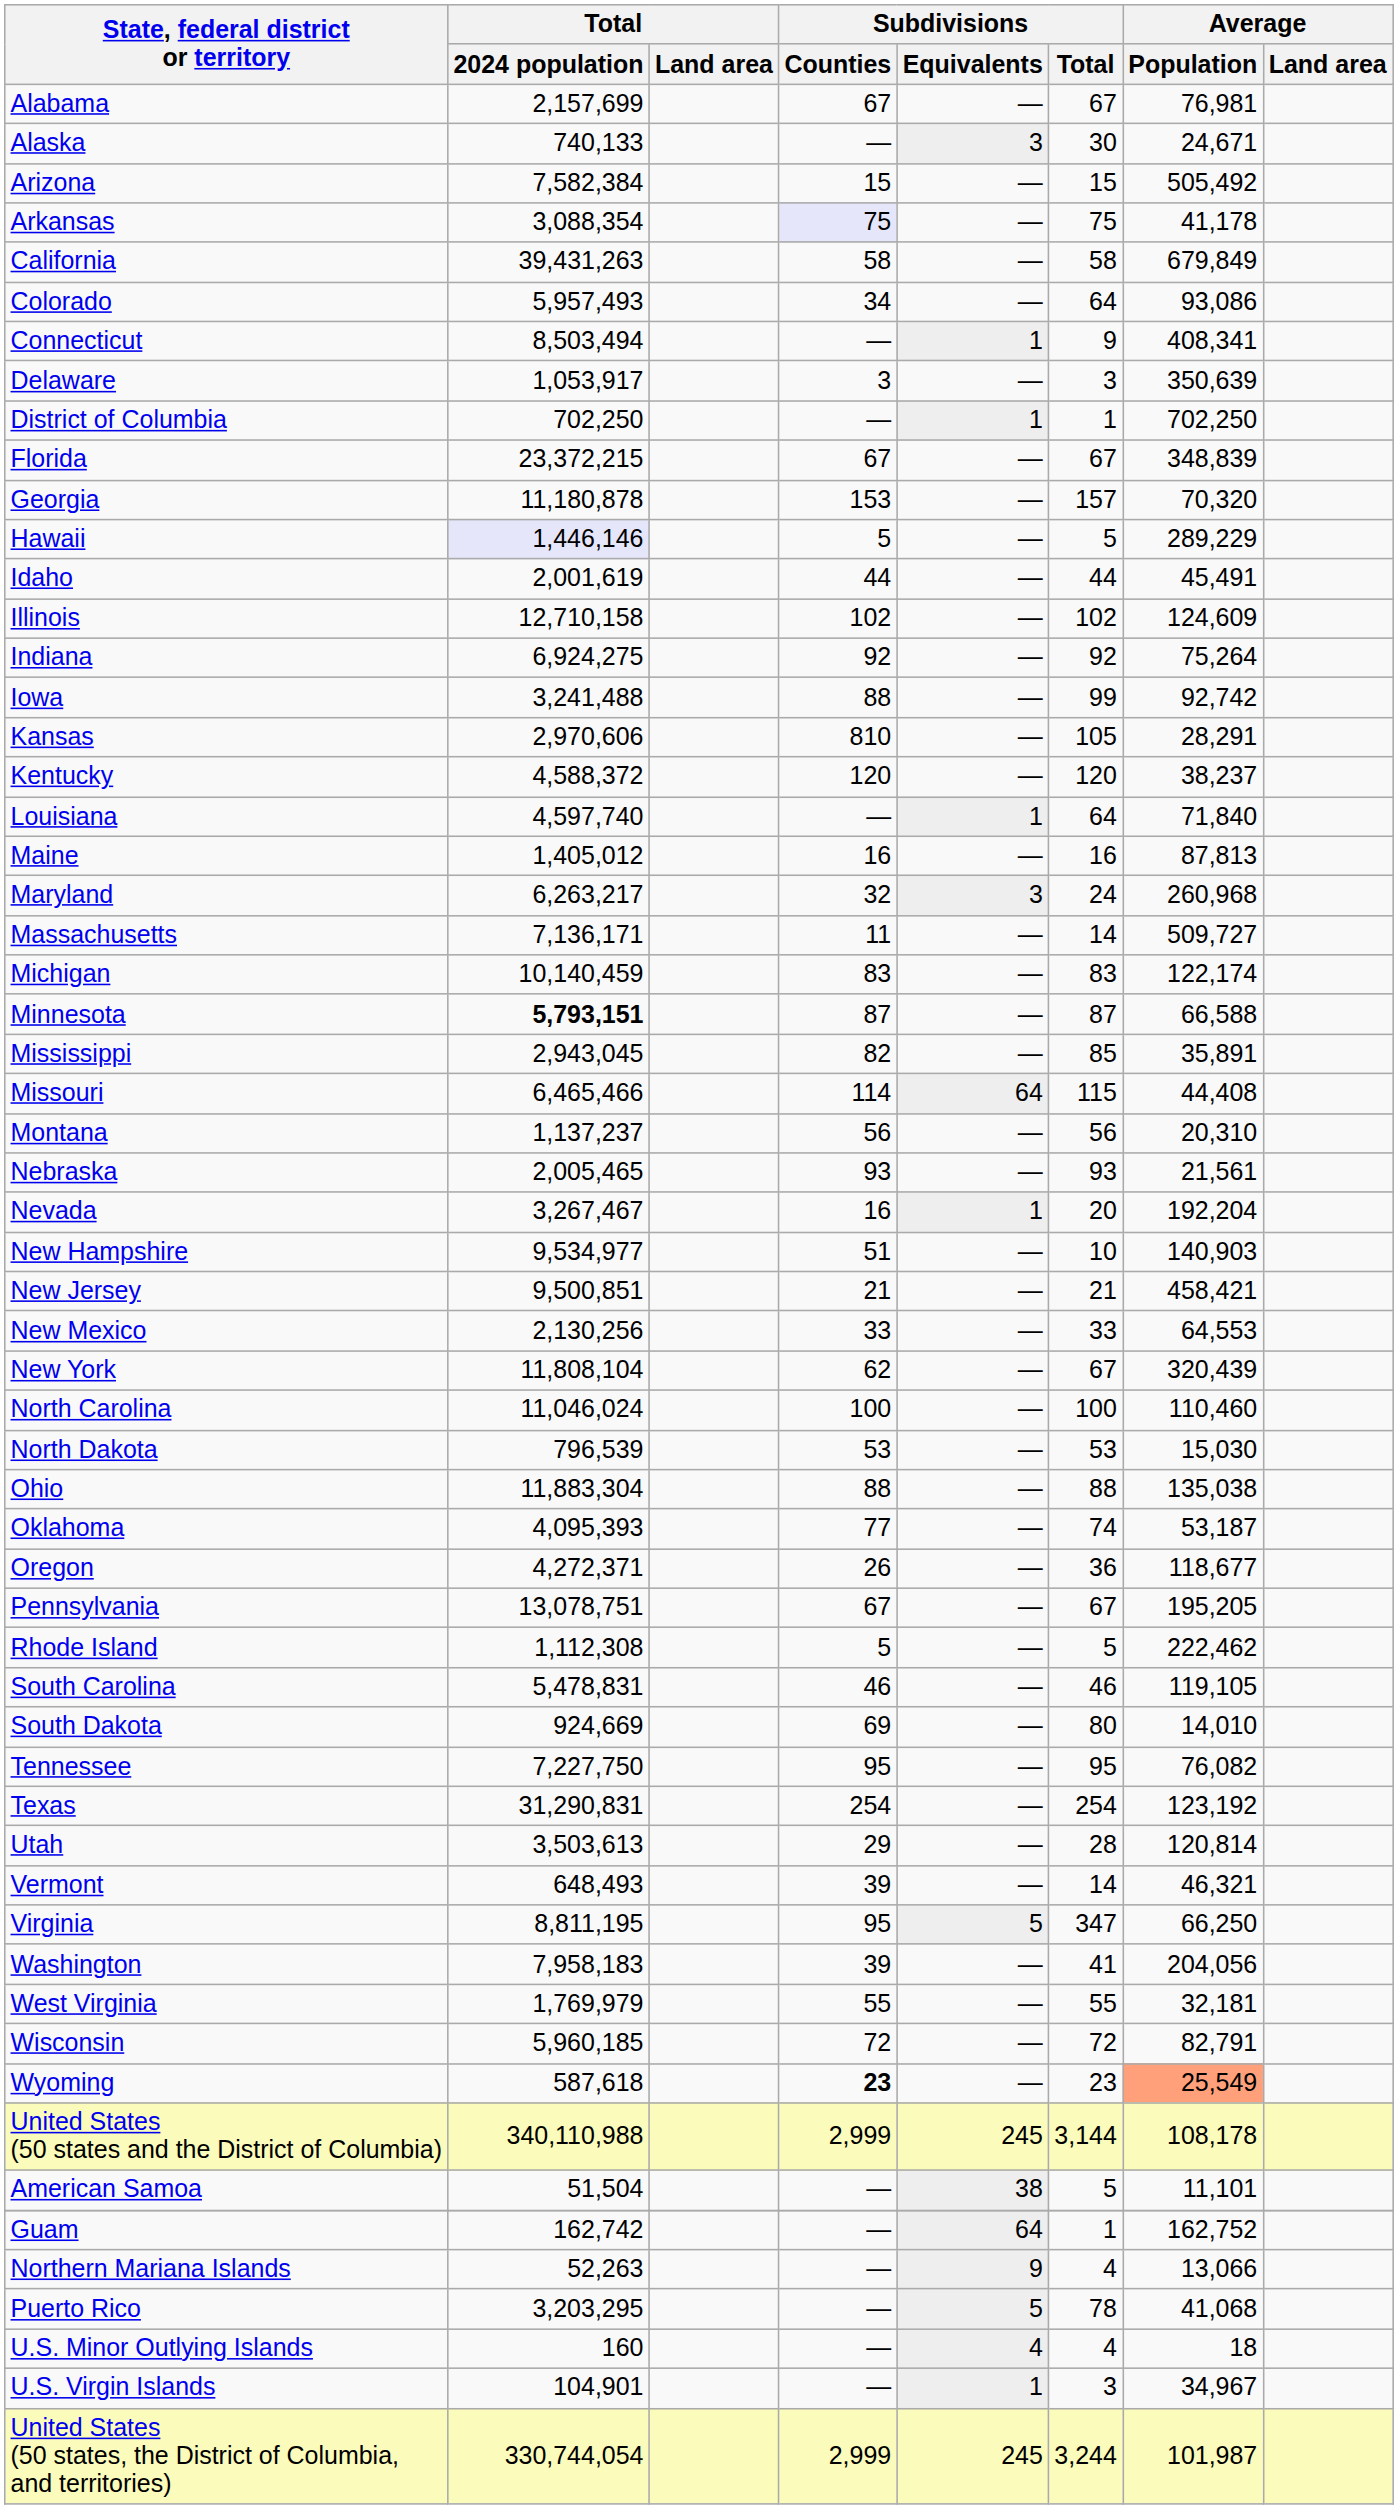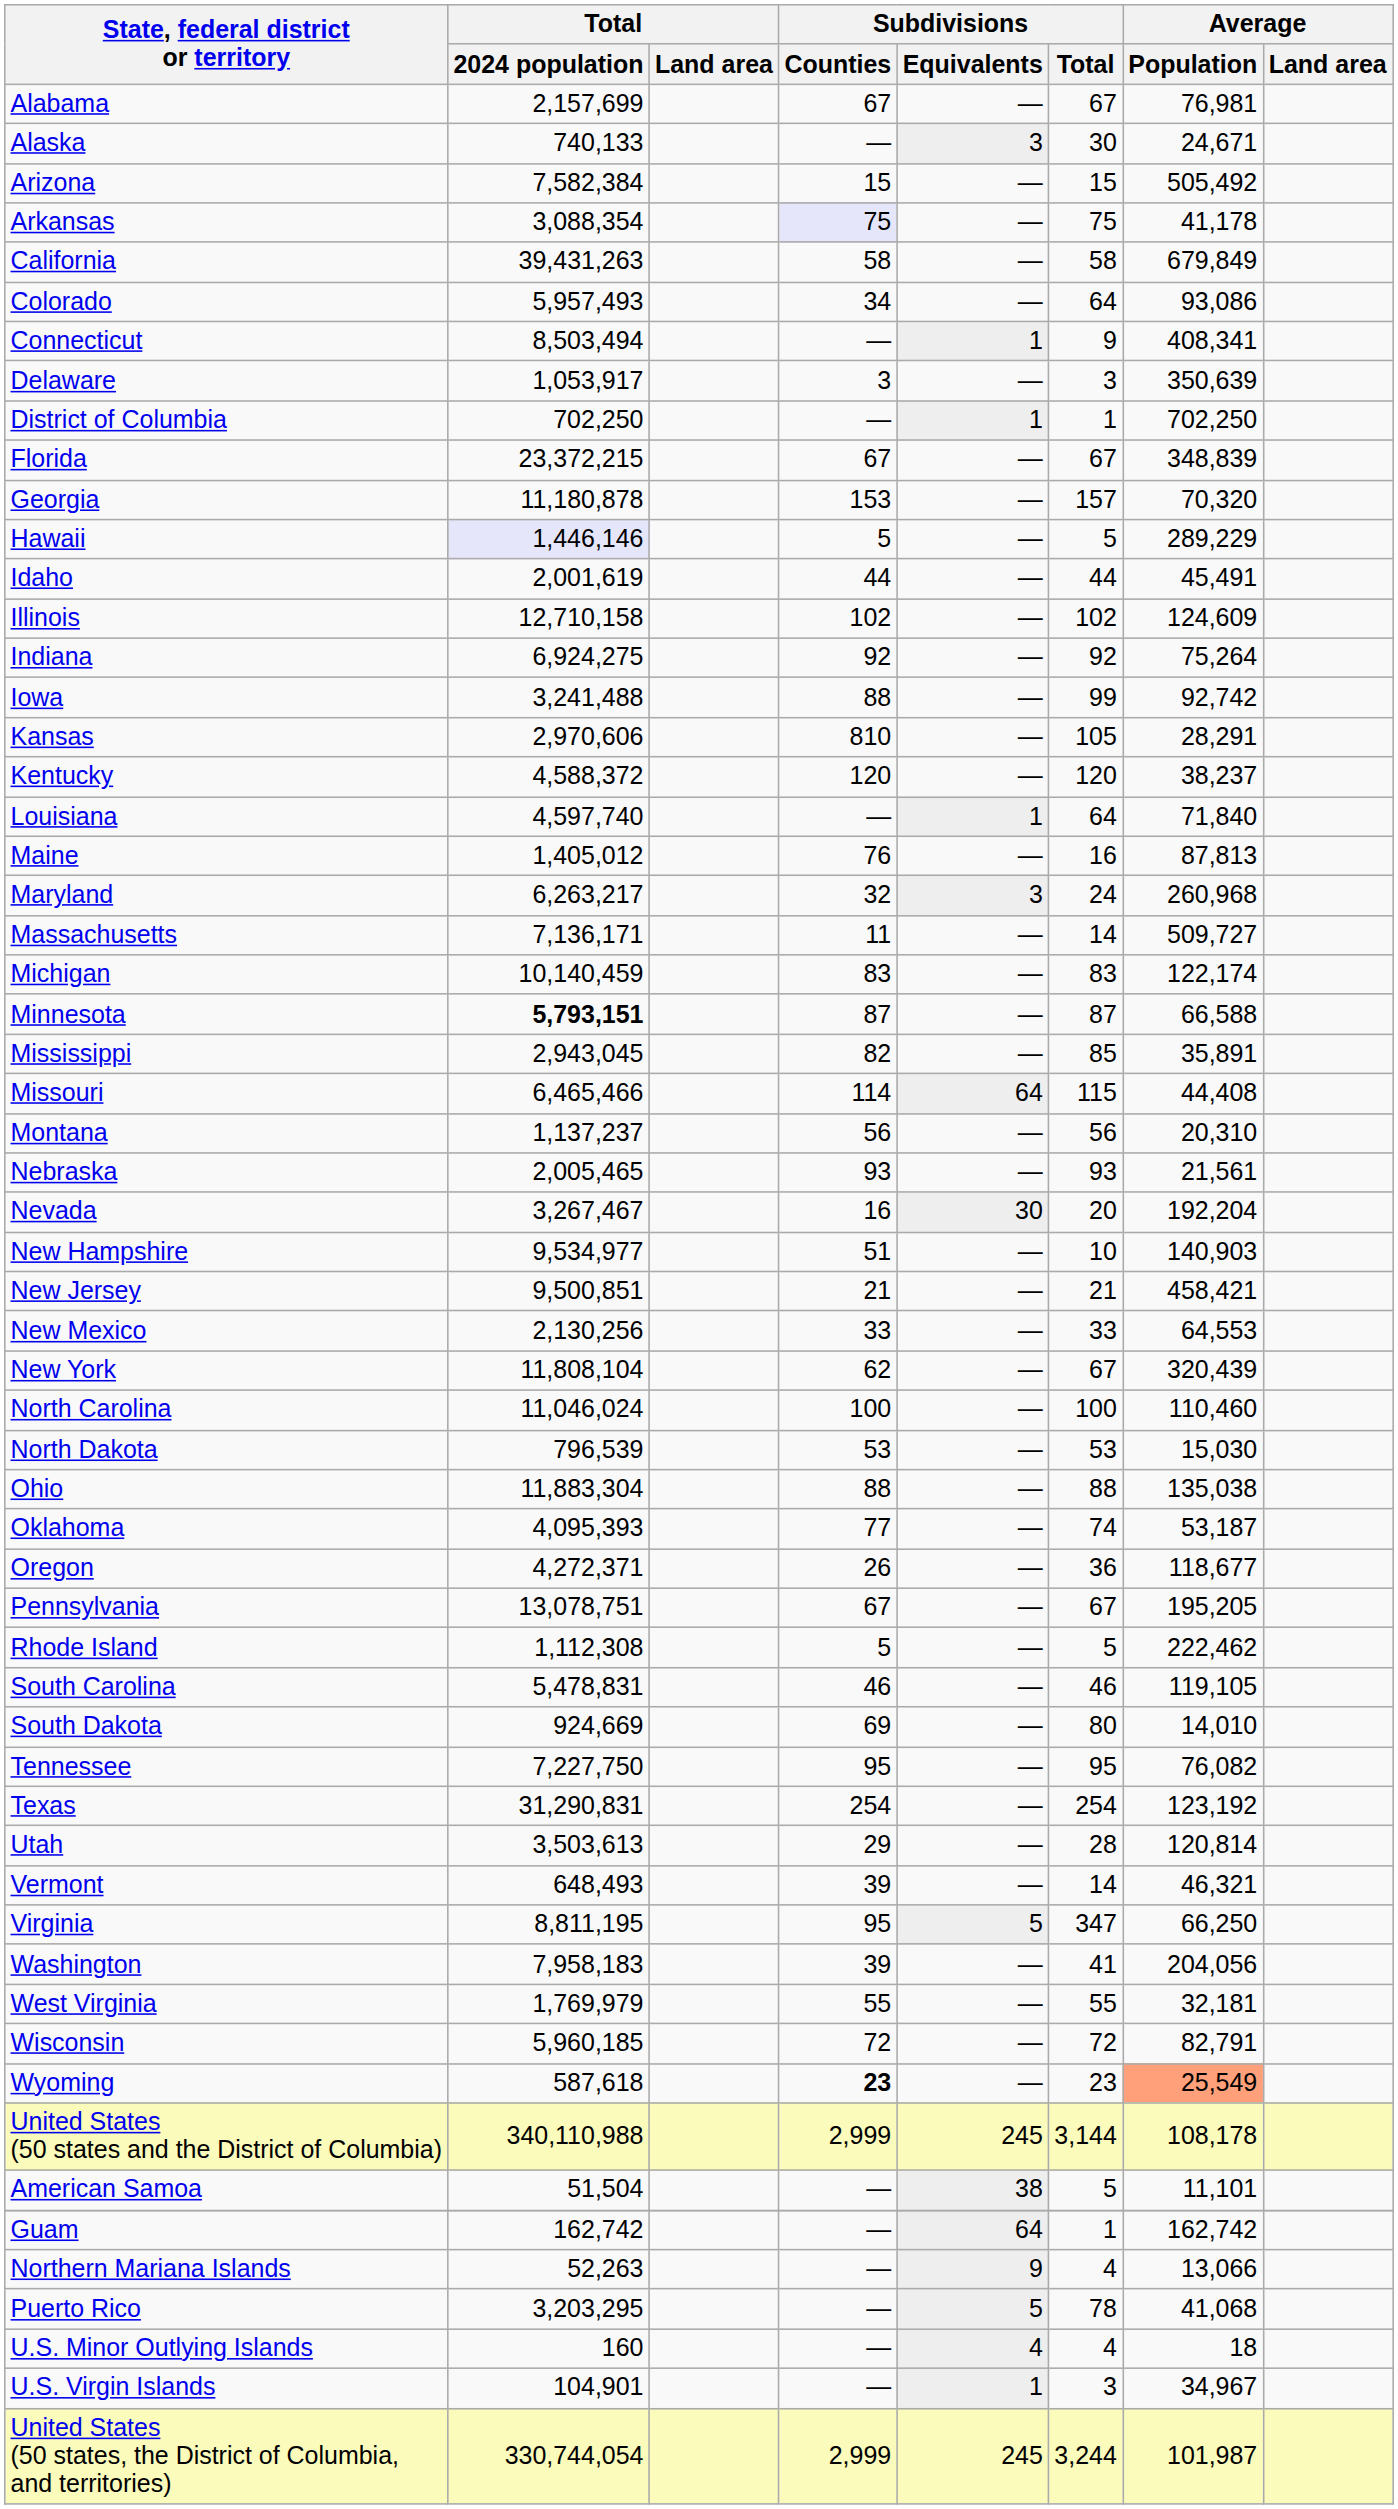(877, 855) 16 -> (877, 855) 76
(1036, 1211) 1 -> (1029, 1211) 30
(1212, 2229) 162,752 -> (1212, 2229) 162,742
